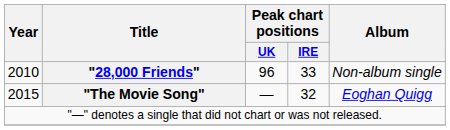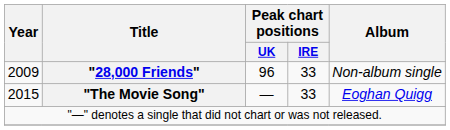(23, 72) 2010 -> (23, 72) 2009
(308, 95) 32 -> (308, 95) 33
